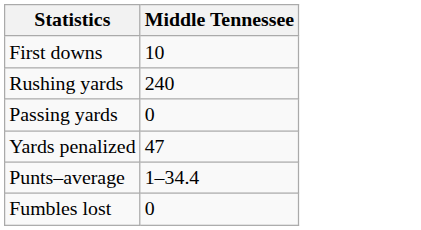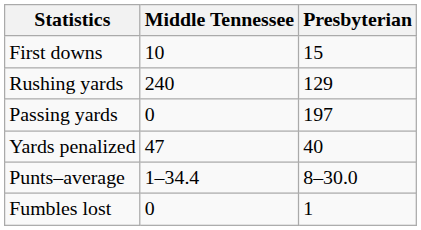+ column: (358, 20)
